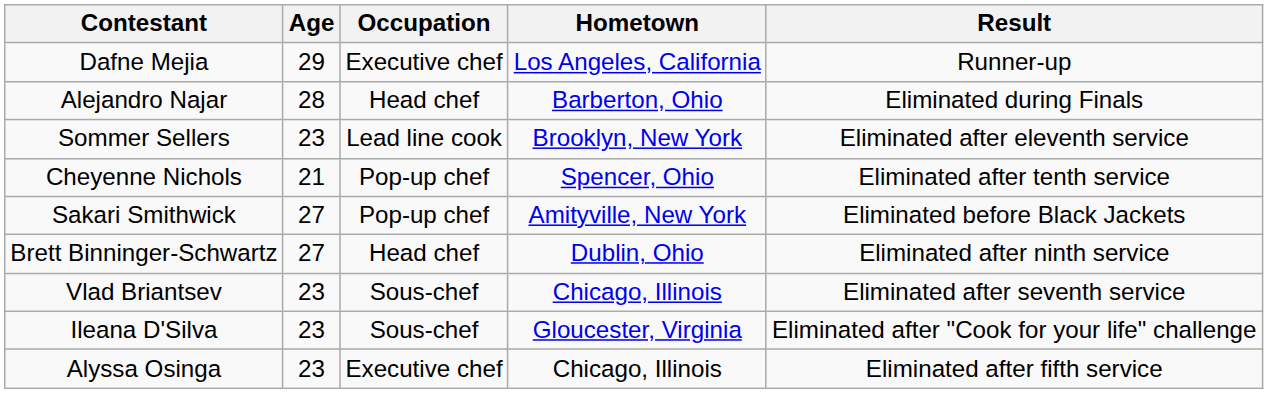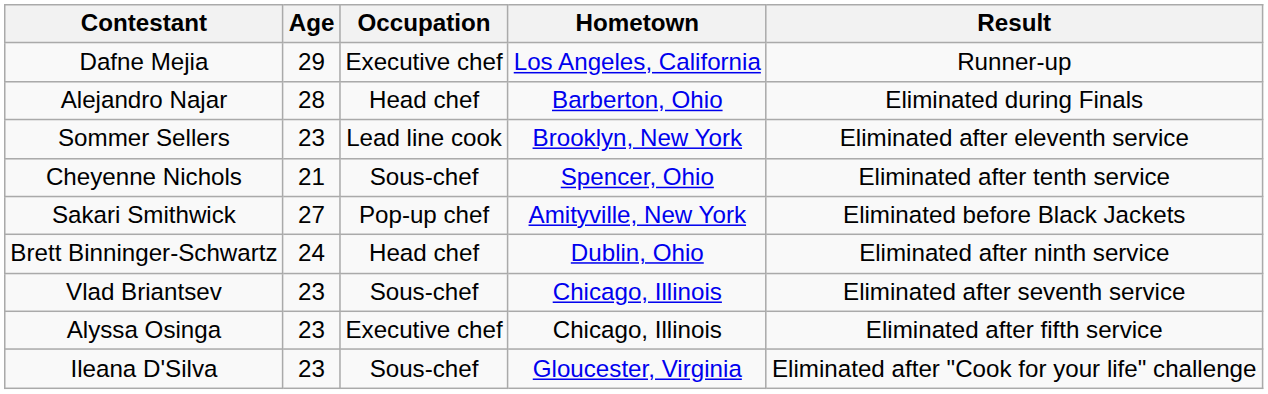(424, 176) Pop-up chef -> (424, 176) Sous-chef
(312, 253) 27 -> (312, 253) 24
rows swapped: (144, 330) <-> (144, 368)
